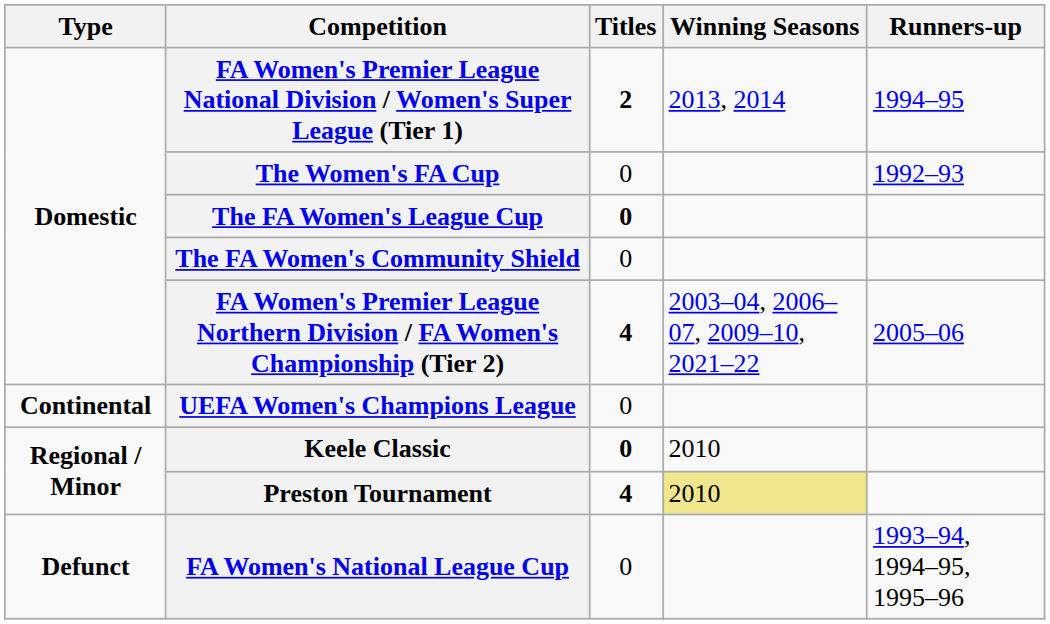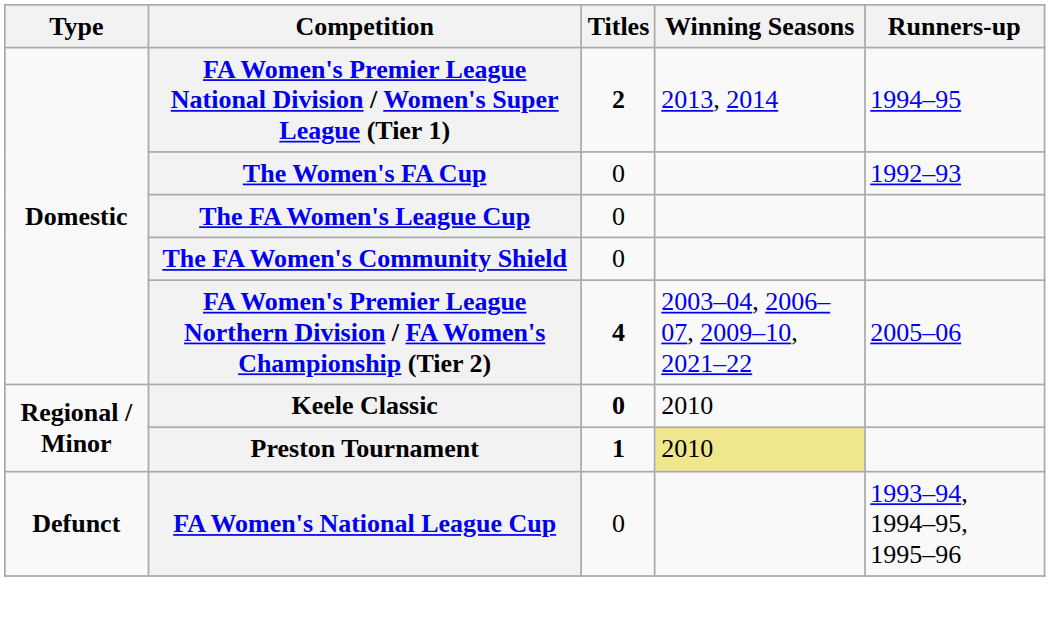(626, 216) bold -> (618, 216) normal
- row: (378, 406)
(626, 492) 4 -> (618, 449) 1
